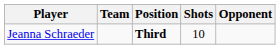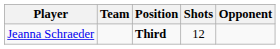(198, 34) 10 -> (198, 34) 12
